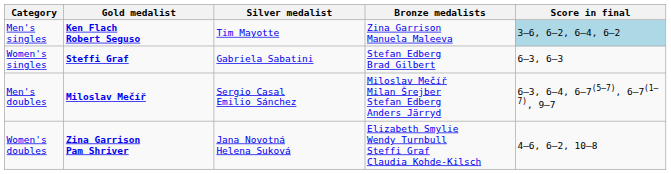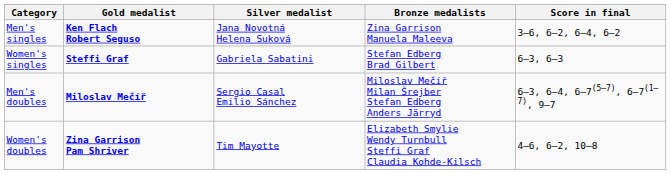(248, 33) Tim Mayotte -> (254, 33) Jana Novotná Helena Suková
(569, 33) lightblue background -> (569, 33) no background
(254, 145) Jana Novotná Helena Suková -> (248, 145) Tim Mayotte
